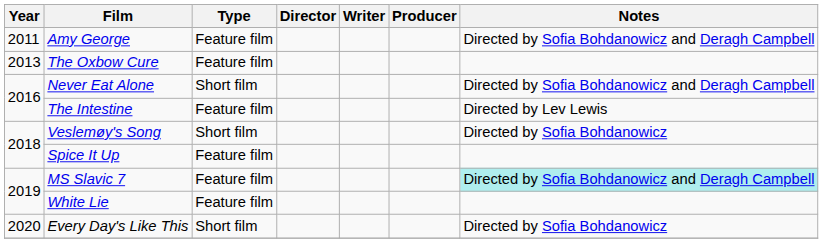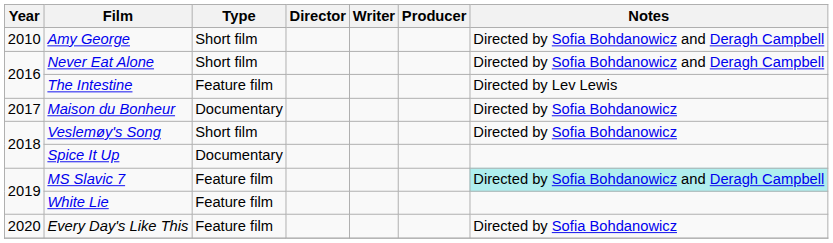(24, 39) 2011 -> (24, 39) 2010
(234, 39) Feature film -> (226, 39) Short film
- row: (103, 62)
+ row: (111, 109)
(234, 156) Feature film -> (239, 156) Documentary
(226, 226) Short film -> (234, 226) Feature film
